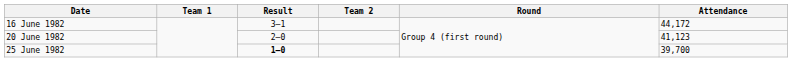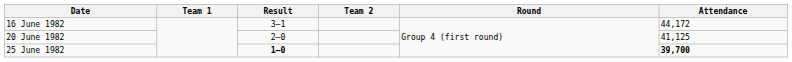(675, 37) 41,123 -> (675, 37) 41,125
(675, 50) normal -> (675, 50) bold
